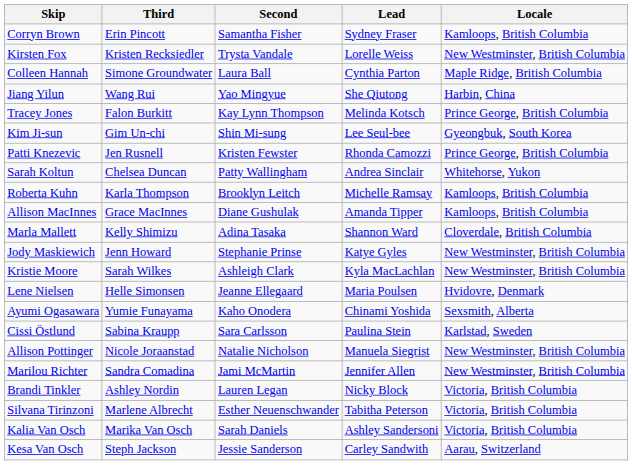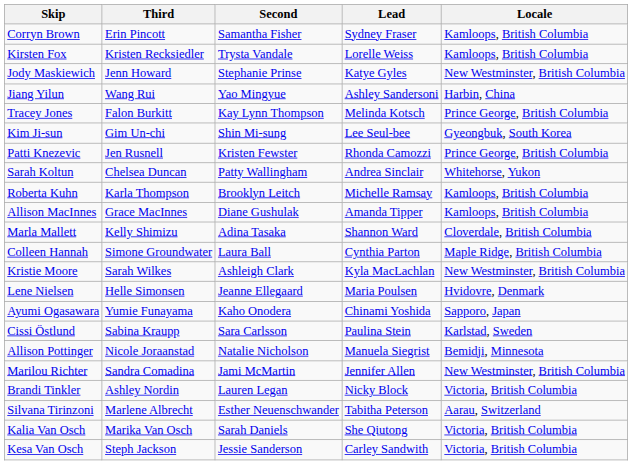(535, 53) New Westminster, British Columbia -> (516, 53) Kamloops, British Columbia
rows swapped: (48, 73) <-> (51, 251)
(376, 93) She Qiutong -> (392, 93) Ashley Sandersoni
(489, 311) Sexsmith, Alberta -> (482, 311) Sapporo, Japan
(535, 350) New Westminster, British Columbia -> (494, 350) Bemidji, Minnesota
(511, 410) Victoria, British Columbia -> (493, 410) Aarau, Switzerland
(392, 430) Ashley Sandersoni -> (376, 430) She Qiutong
(493, 449) Aarau, Switzerland -> (511, 449) Victoria, British Columbia
